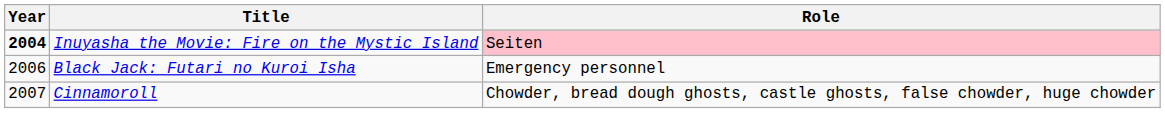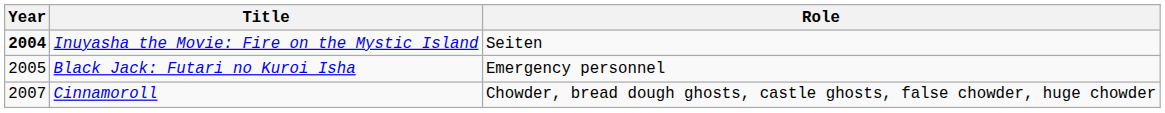(514, 43) pink background -> (514, 43) no background
(27, 69) 2006 -> (27, 69) 2005
